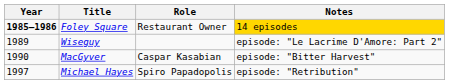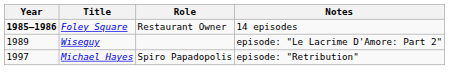(267, 27) gold background -> (267, 27) no background
- row: (83, 57)
